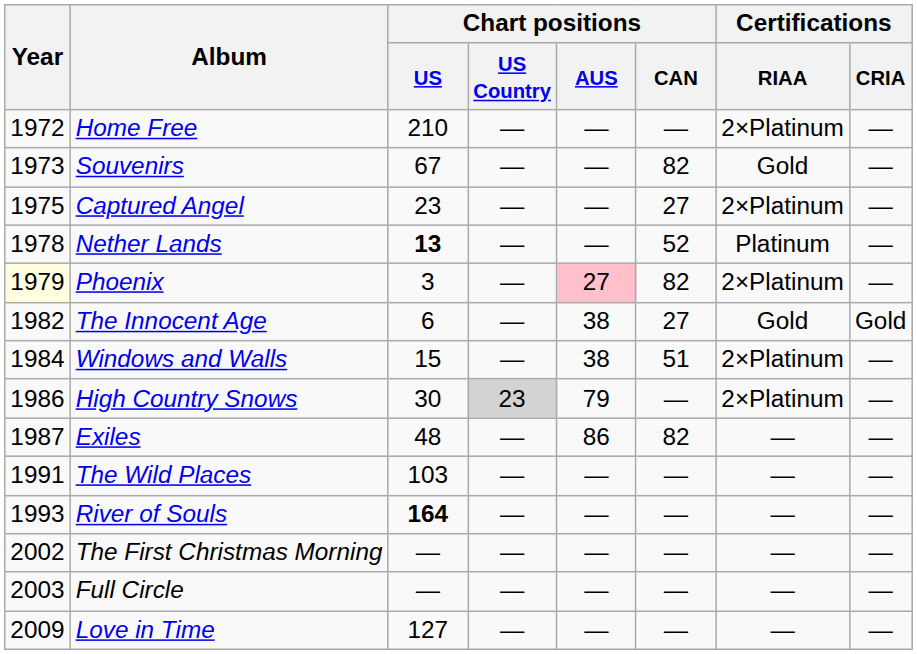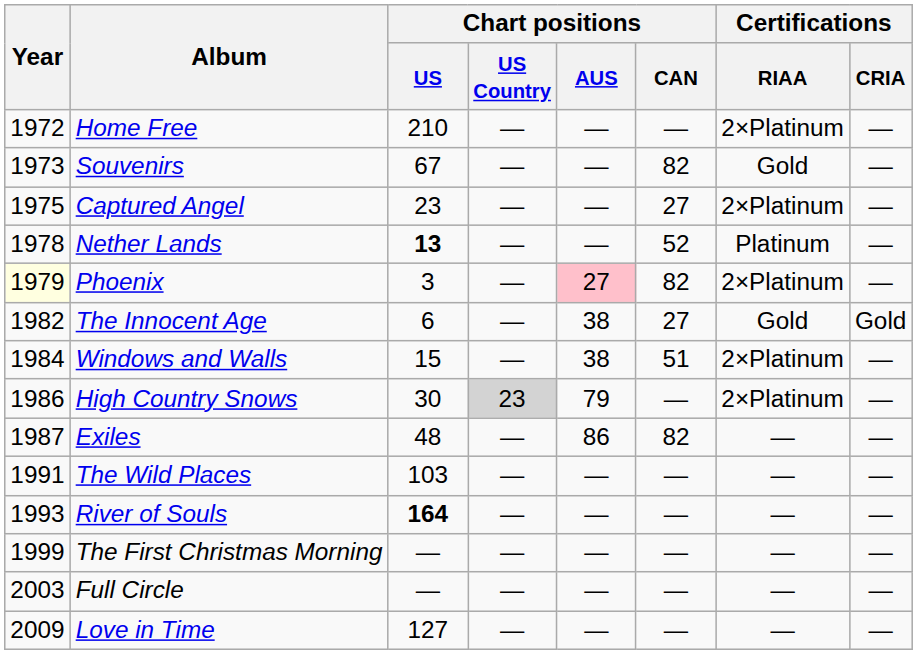(37, 552) 2002 -> (37, 552) 1999
